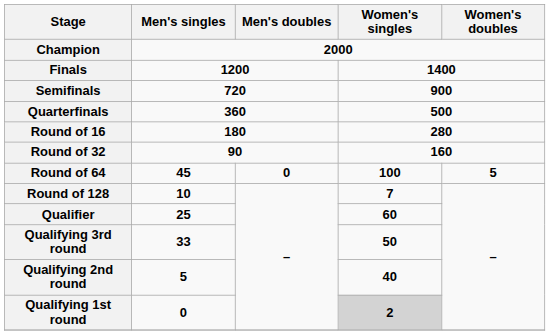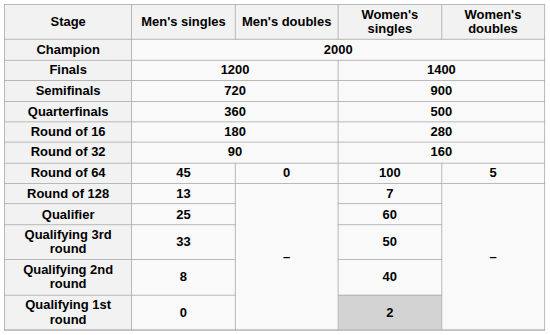(183, 193) 10 -> (183, 193) 13
(183, 277) 5 -> (183, 277) 8
